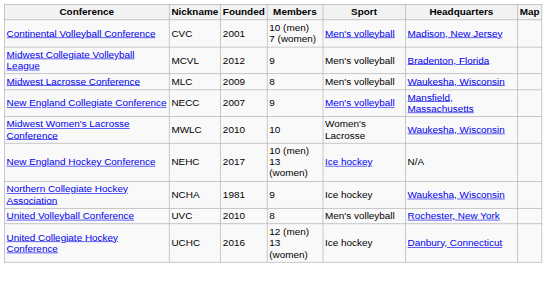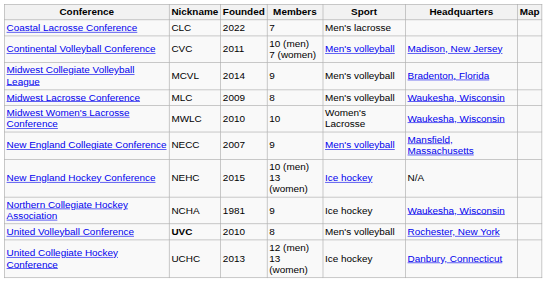+ row: (72, 28)
(234, 33) 2001 -> (234, 49) 2011
(234, 60) 2012 -> (234, 76) 2014
rows swapped: (68, 130) <-> (87, 103)
(234, 162) 2017 -> (234, 178) 2015
(182, 216) normal -> (182, 232) bold
(234, 243) 2016 -> (234, 258) 2013
